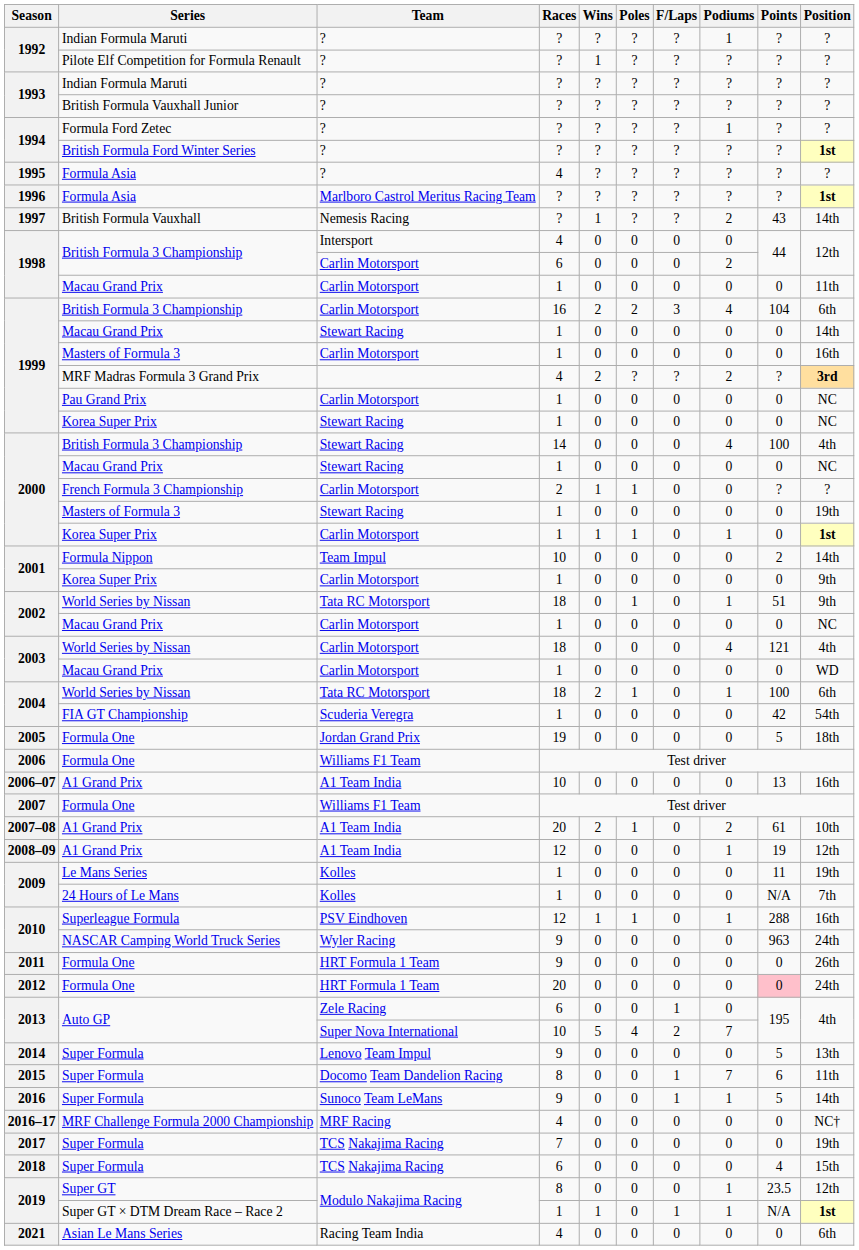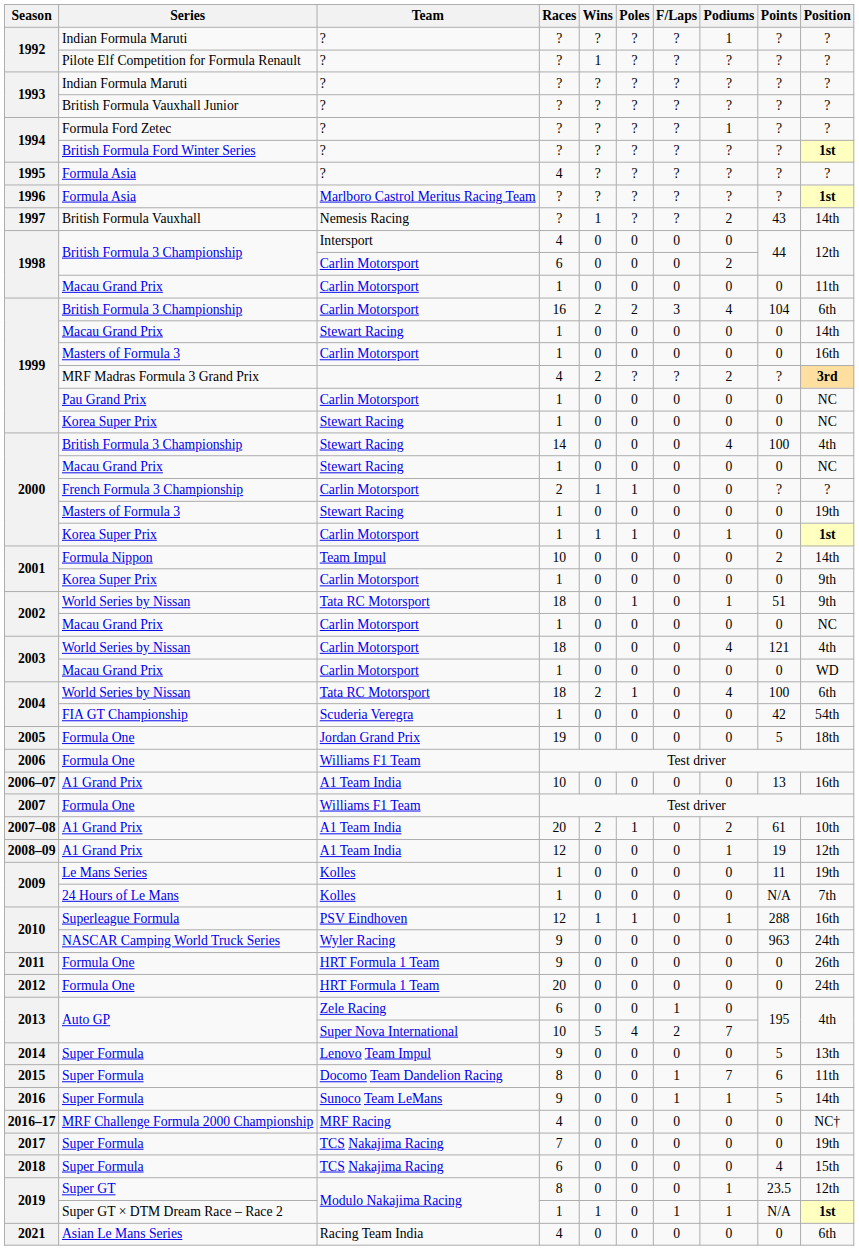(729, 693) 1 -> (729, 693) 4
(779, 986) pink background -> (779, 986) no background
